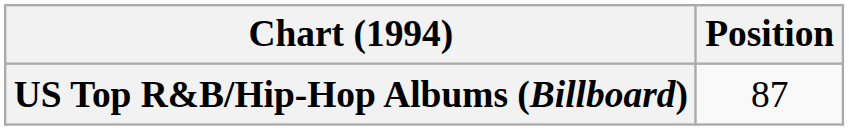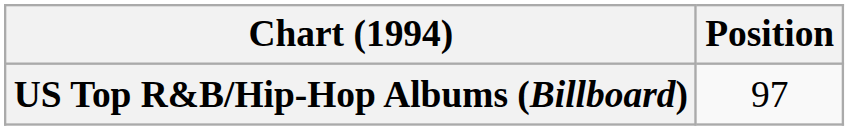(770, 93) 87 -> (770, 93) 97
